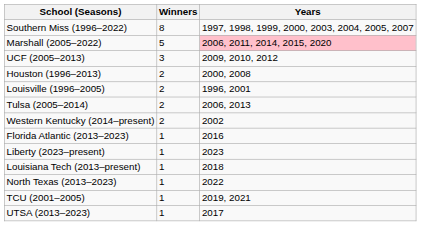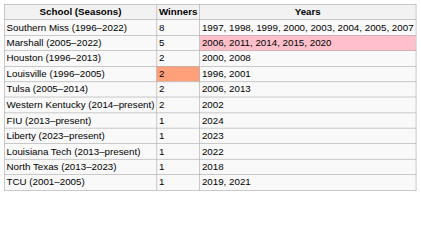- row: (46, 58)
(162, 89) no background -> (162, 74) lightsalmon background
+ row: (49, 120)
- row: (68, 136)
(213, 167) 2018 -> (213, 151) 2022
(213, 182) 2022 -> (213, 167) 2018
- row: (48, 213)
